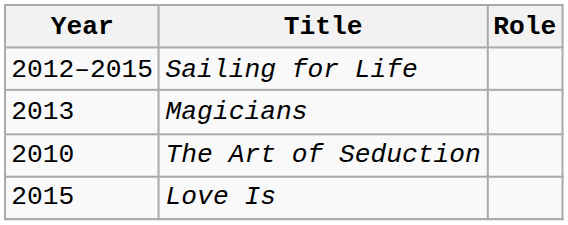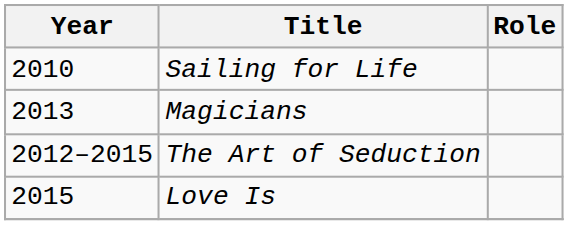(82, 69) 2012–2015 -> (43, 69) 2010
(43, 155) 2010 -> (82, 155) 2012–2015
